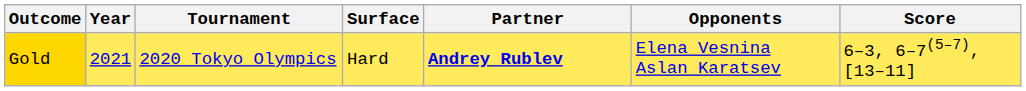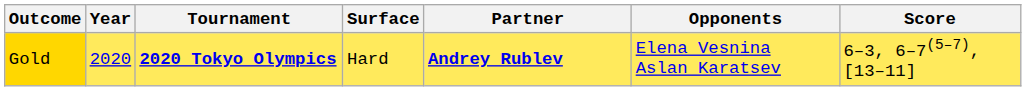(110, 59) 2021 -> (110, 59) 2020
(238, 59) normal -> (238, 59) bold
